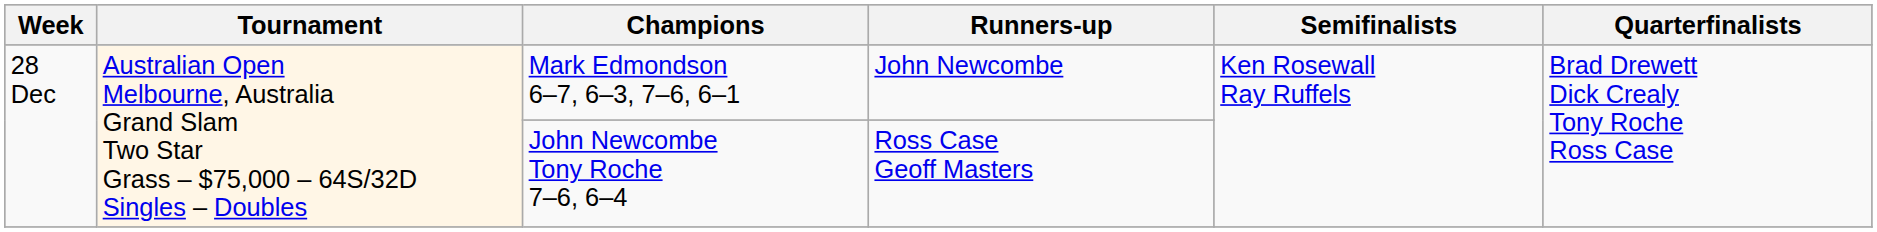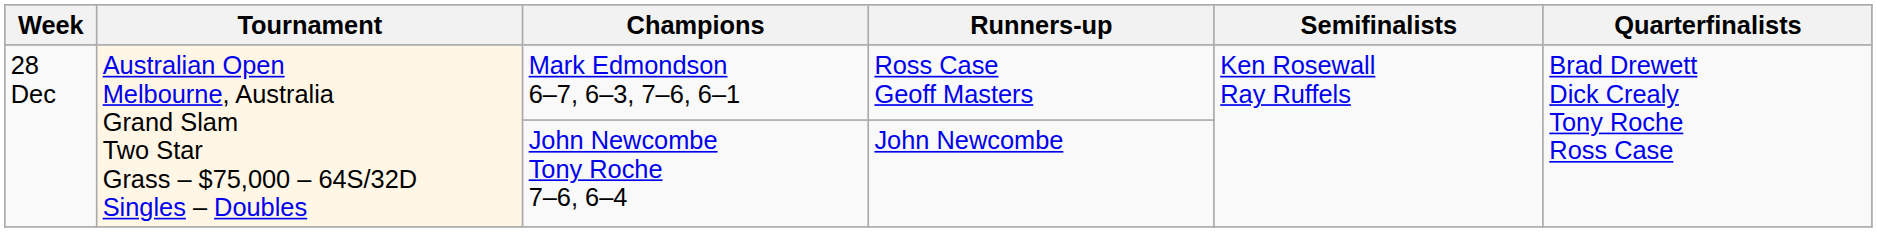(969, 65) John Newcombe -> (954, 79) Ross Case Geoff Masters
(954, 155) Ross Case Geoff Masters -> (969, 141) John Newcombe
